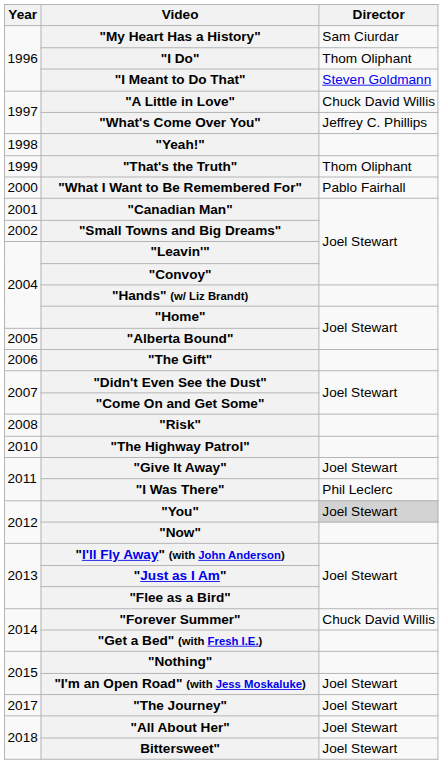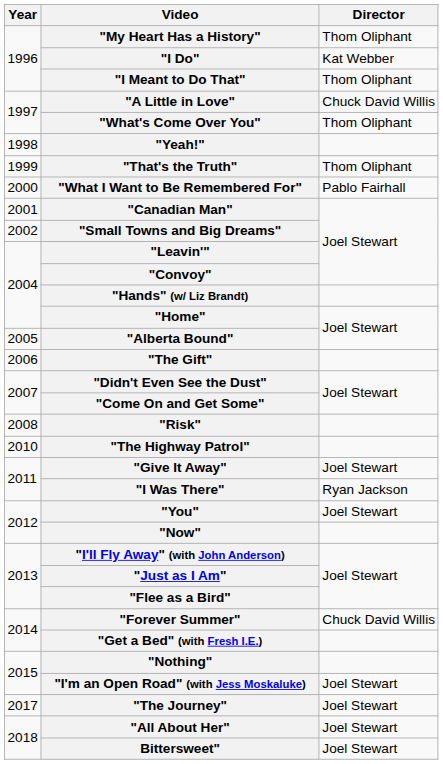(361, 36) Sam Ciurdar -> (367, 36) Thom Oliphant
(367, 58) Thom Oliphant -> (358, 58) Kat Webber
(377, 79) Steven Goldmann -> (367, 79) Thom Oliphant
(375, 123) Jeffrey C. Phillips -> (367, 123) Thom Oliphant
(358, 489) Phil Leclerc -> (365, 489) Ryan Jackson
(360, 511) lightgrey background -> (360, 511) no background
